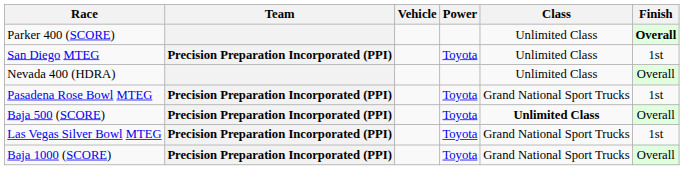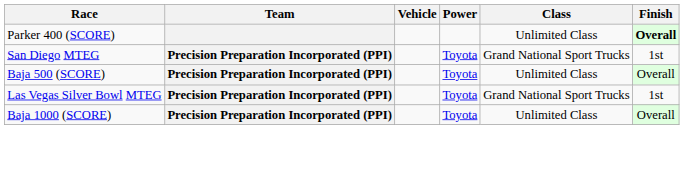(556, 54) Unlimited Class -> (556, 54) Grand National Sport Trucks
- row: (61, 74)
- row: (80, 94)
(556, 114) bold -> (556, 74) normal
(556, 154) Grand National Sport Trucks -> (556, 114) Unlimited Class
